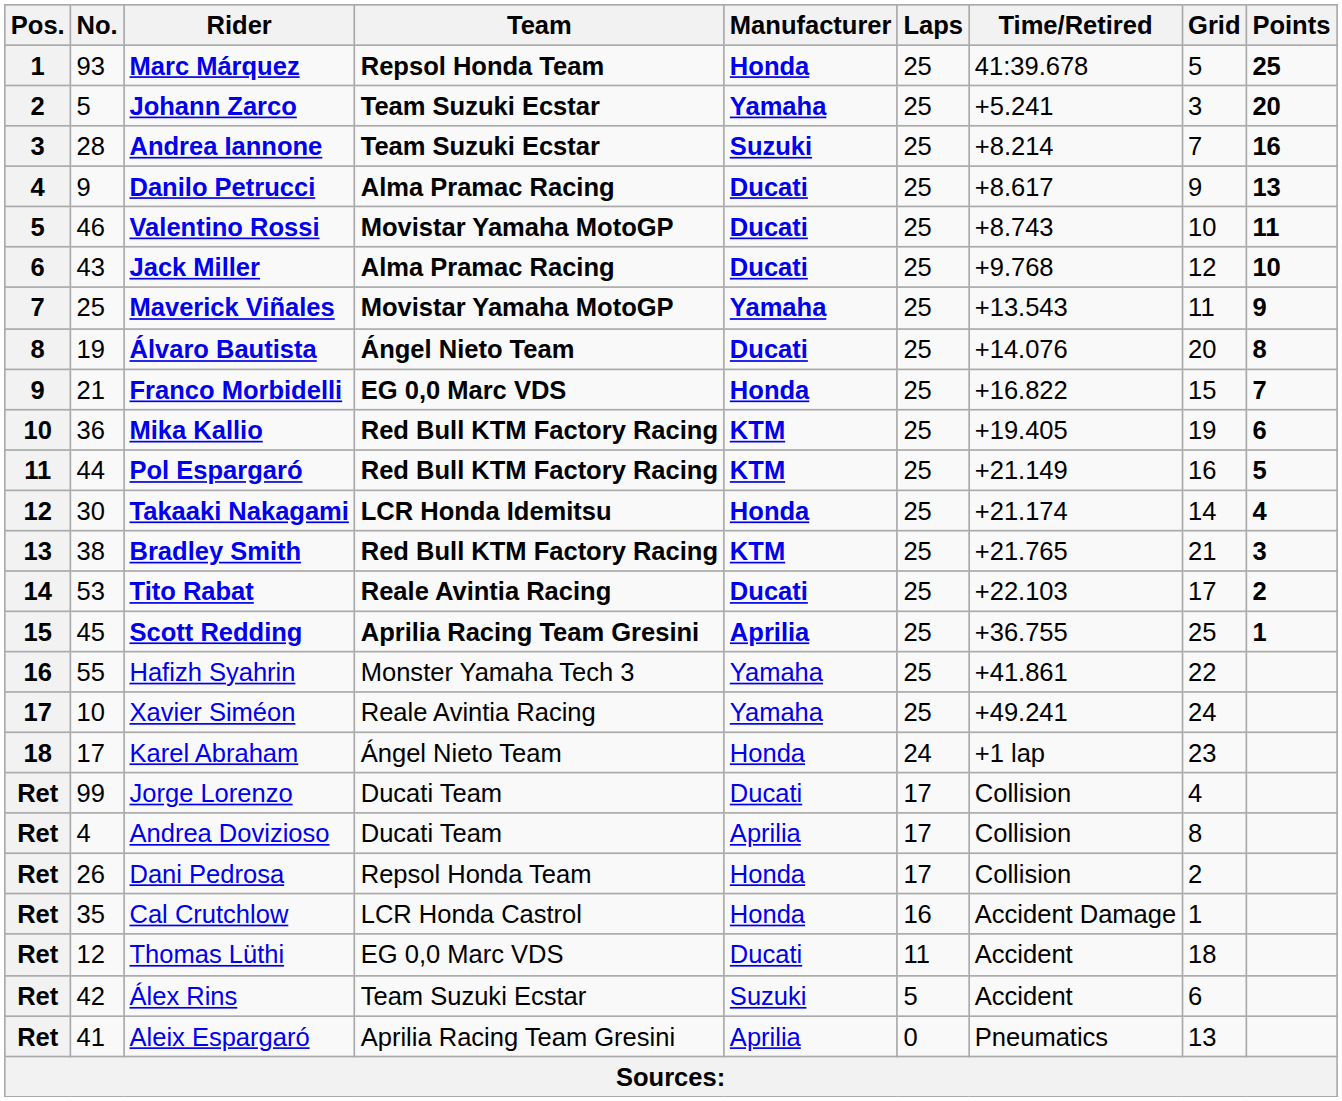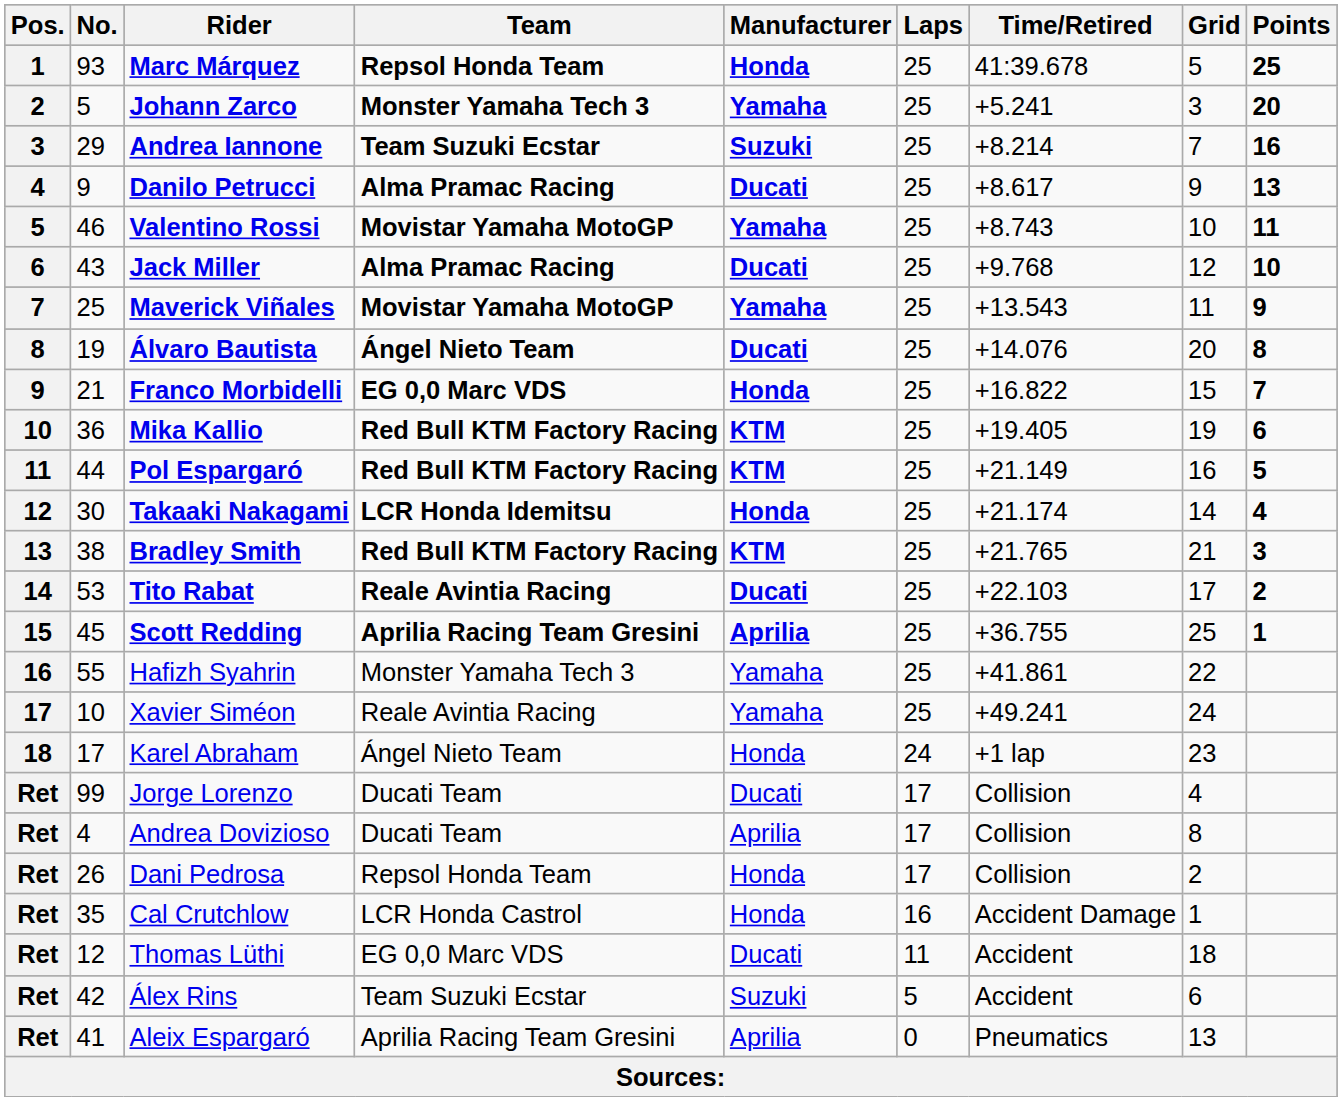(480, 106) Team Suzuki Ecstar -> (505, 106) Monster Yamaha Tech 3
(91, 147) 28 -> (91, 147) 29
(769, 227) Ducati -> (778, 227) Yamaha
